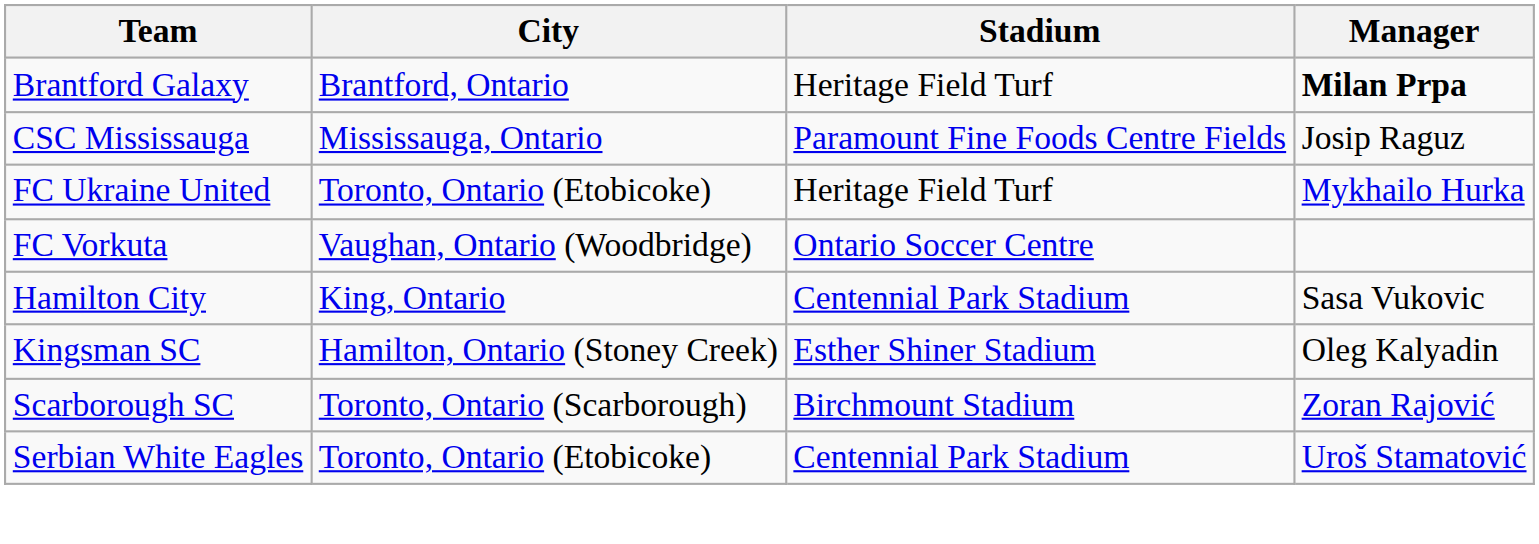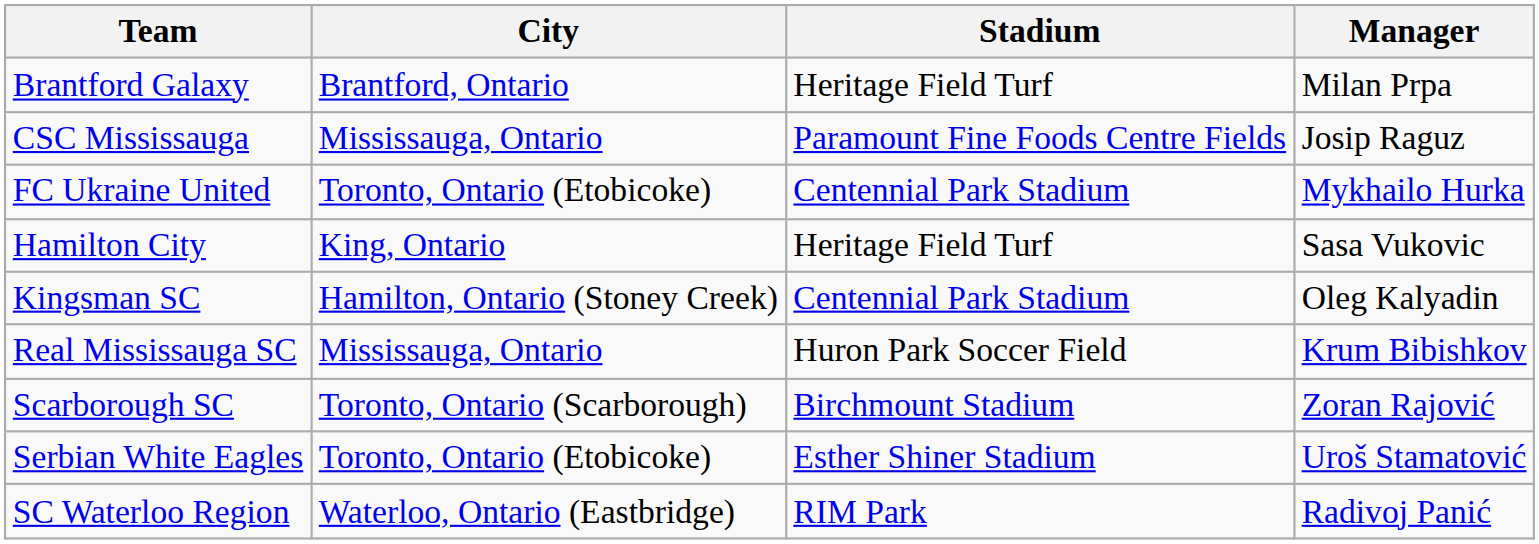(1384, 84) bold -> (1377, 84) normal
(923, 191) Heritage Field Turf -> (961, 191) Centennial Park Stadium
- row: (90, 244)
(961, 297) Centennial Park Stadium -> (923, 244) Heritage Field Turf
(945, 350) Esther Shiner Stadium -> (961, 297) Centennial Park Stadium
+ row: (155, 350)
(961, 457) Centennial Park Stadium -> (945, 457) Esther Shiner Stadium
+ row: (151, 510)
